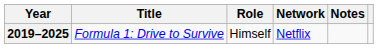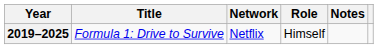columns swapped: (250, 14) <-> (301, 14)
